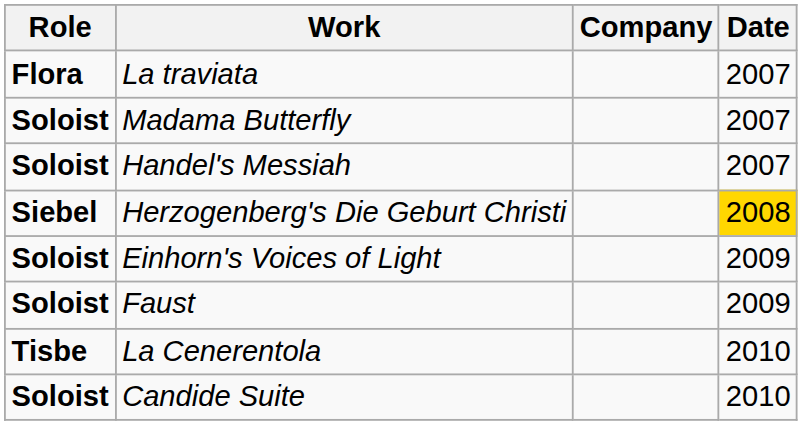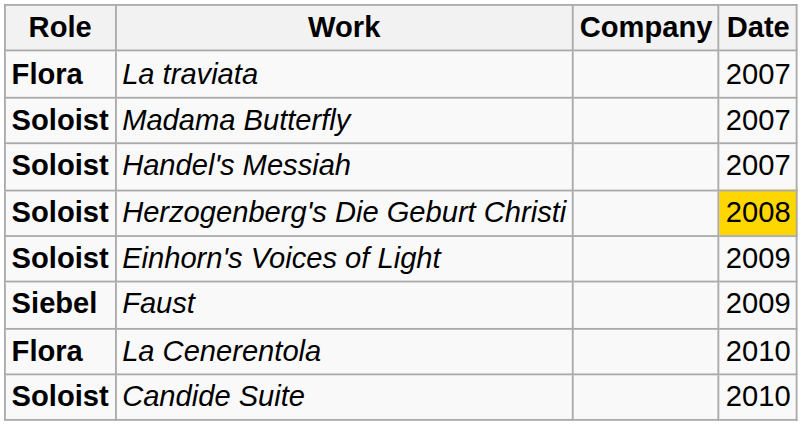(55, 212) Siebel -> (60, 212) Soloist
(60, 304) Soloist -> (55, 304) Siebel
(49, 350) Tisbe -> (47, 350) Flora
